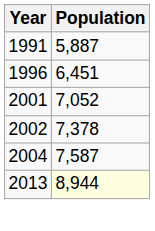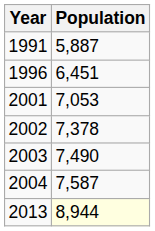(77, 101) 7,052 -> (77, 101) 7,053
+ row: (28, 156)
